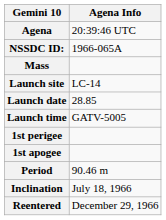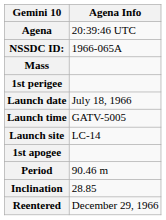rows swapped: (37, 83) <-> (37, 135)
(84, 100) 28.85 -> (102, 100) July 18, 1966
(102, 188) July 18, 1966 -> (84, 188) 28.85
